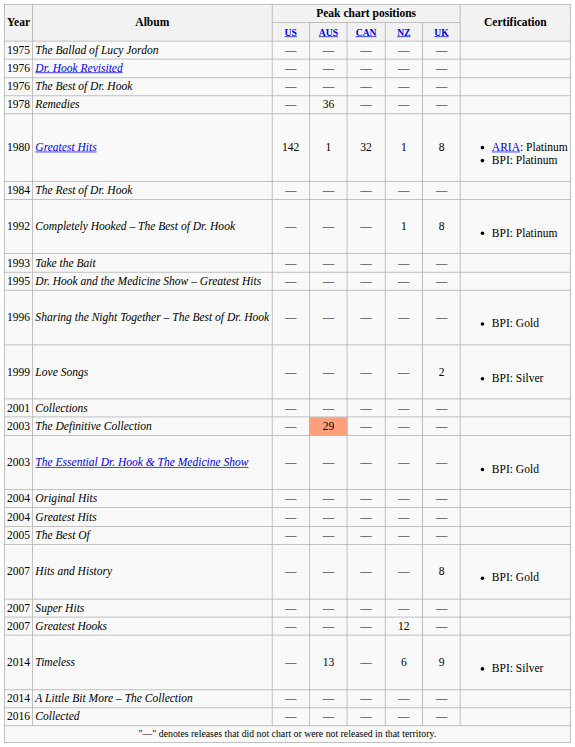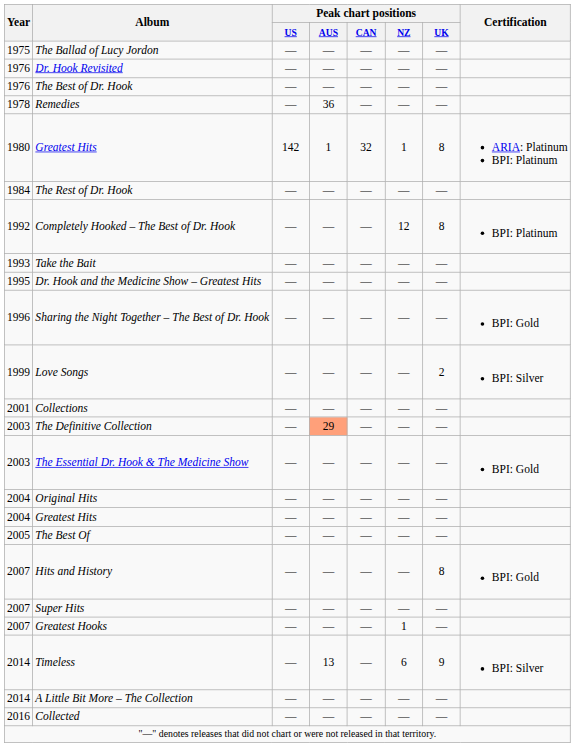(404, 226) 1 -> (404, 226) 12
(404, 626) 12 -> (404, 626) 1
